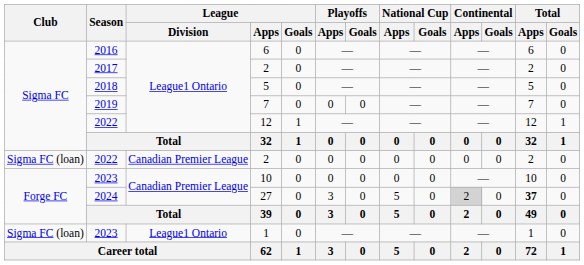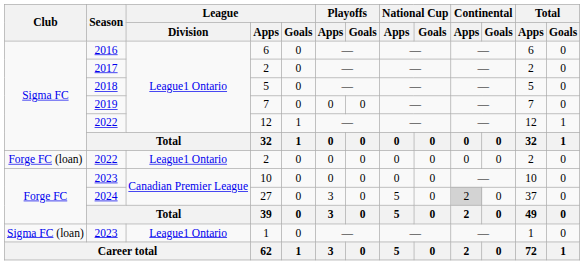(45, 159) Sigma FC (loan) -> (45, 159) Forge FC (loan)
(188, 159) Canadian Premier League -> (188, 159) League1 Ontario
(531, 196) bold -> (531, 196) normal
